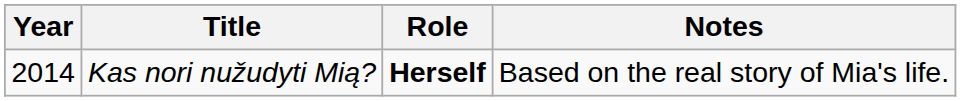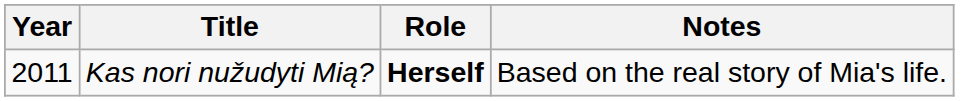(43, 72) 2014 -> (42, 72) 2011
